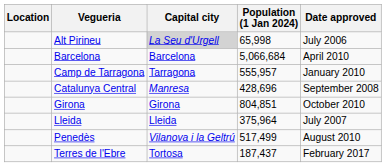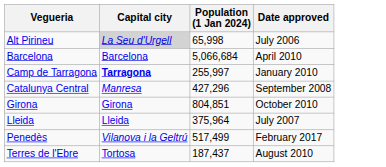- column: (28, 18)
(172, 72) normal -> (126, 72) bold
(258, 72) 555,957 -> (211, 72) 255,997
(258, 89) 428,696 -> (211, 89) 427,296
(332, 137) August 2010 -> (289, 137) February 2017
(336, 154) February 2017 -> (284, 154) August 2010
